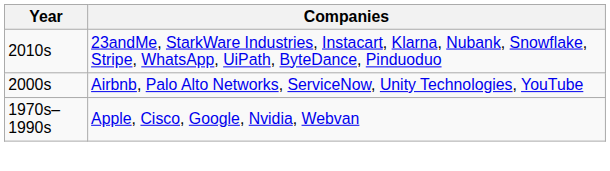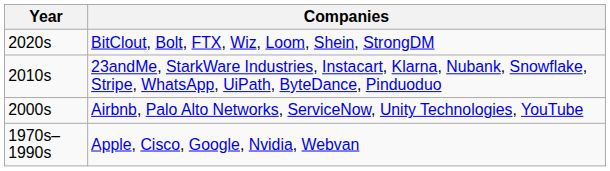+ row: (263, 42)
